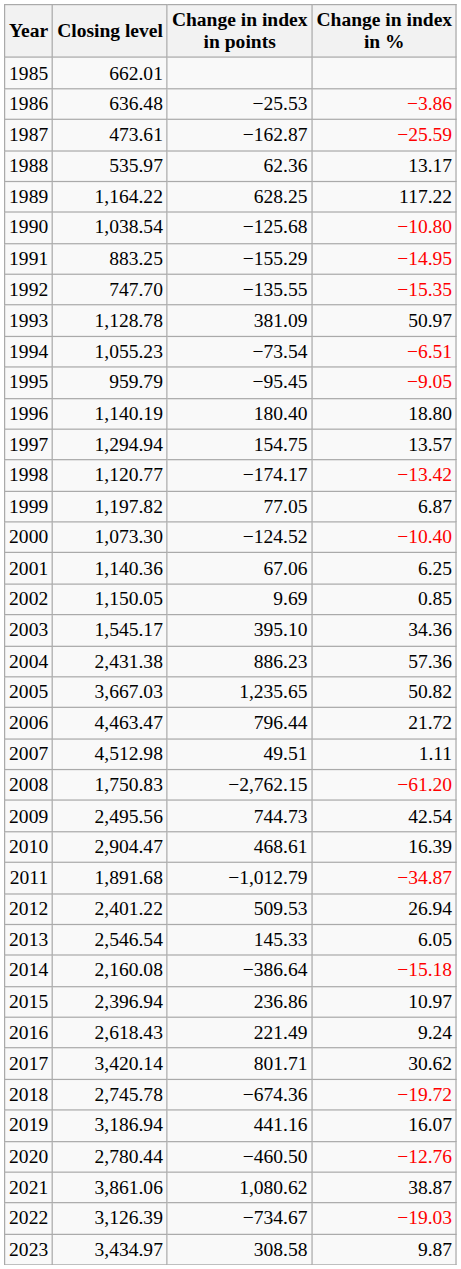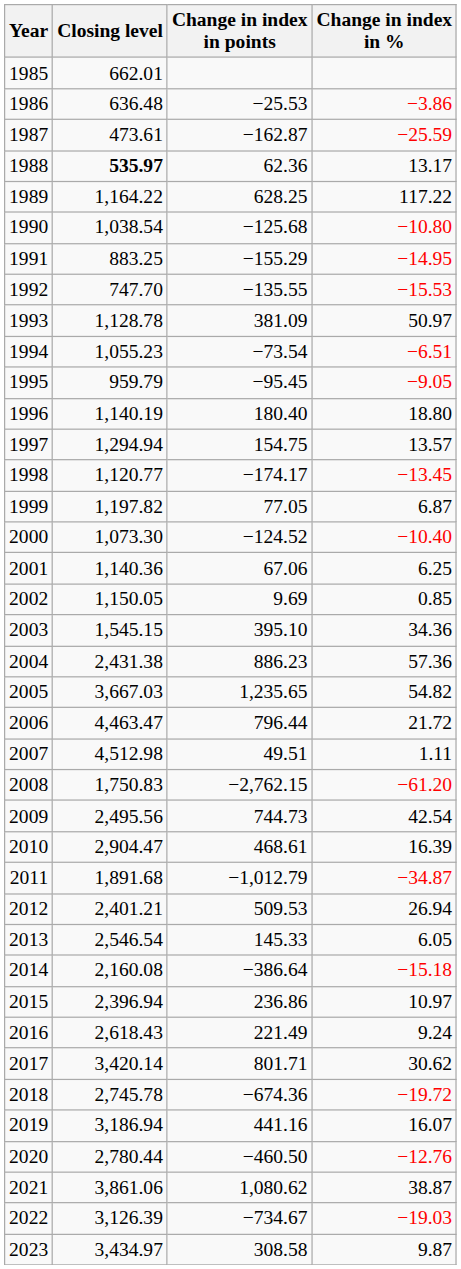(136, 165) normal -> (136, 165) bold
(425, 289) −15.35 -> (425, 289) −15.53
(425, 475) −13.42 -> (425, 475) −13.45
(129, 630) 1,545.17 -> (129, 630) 1,545.15
(430, 692) 50.82 -> (430, 692) 54.82
(129, 908) 2,401.22 -> (129, 908) 2,401.21
